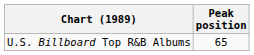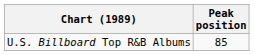(221, 42) 65 -> (221, 42) 85
